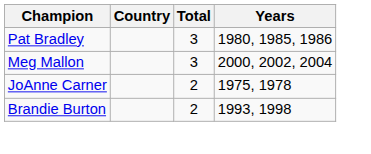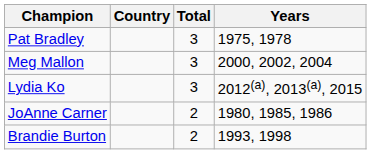(275, 39) 1980, 1985, 1986 -> (255, 39) 1975, 1978
+ row: (36, 88)
(255, 86) 1975, 1978 -> (275, 113) 1980, 1985, 1986
